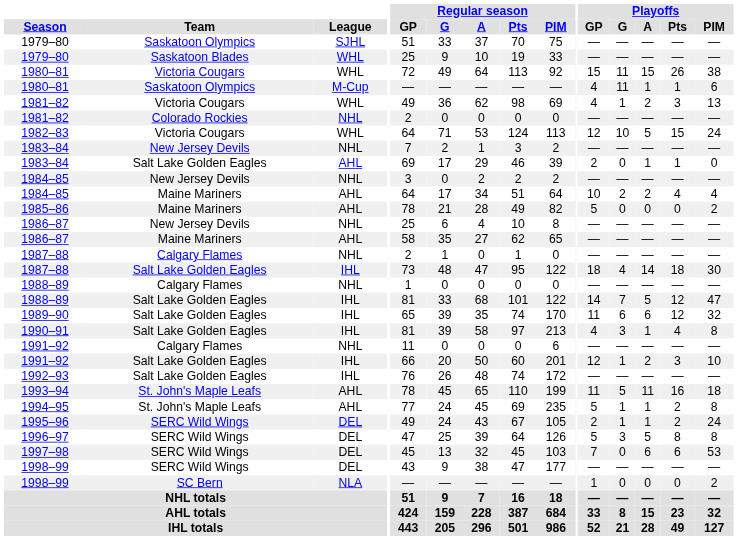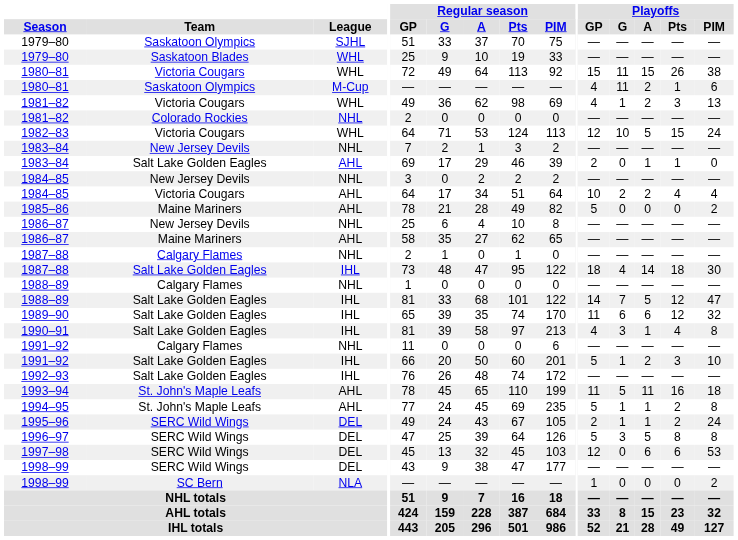(648, 87) 1 -> (648, 87) 2
(200, 194) Maine Mariners -> (200, 194) Victoria Cougars
(594, 361) 12 -> (594, 361) 5
(594, 452) 7 -> (594, 452) 12
